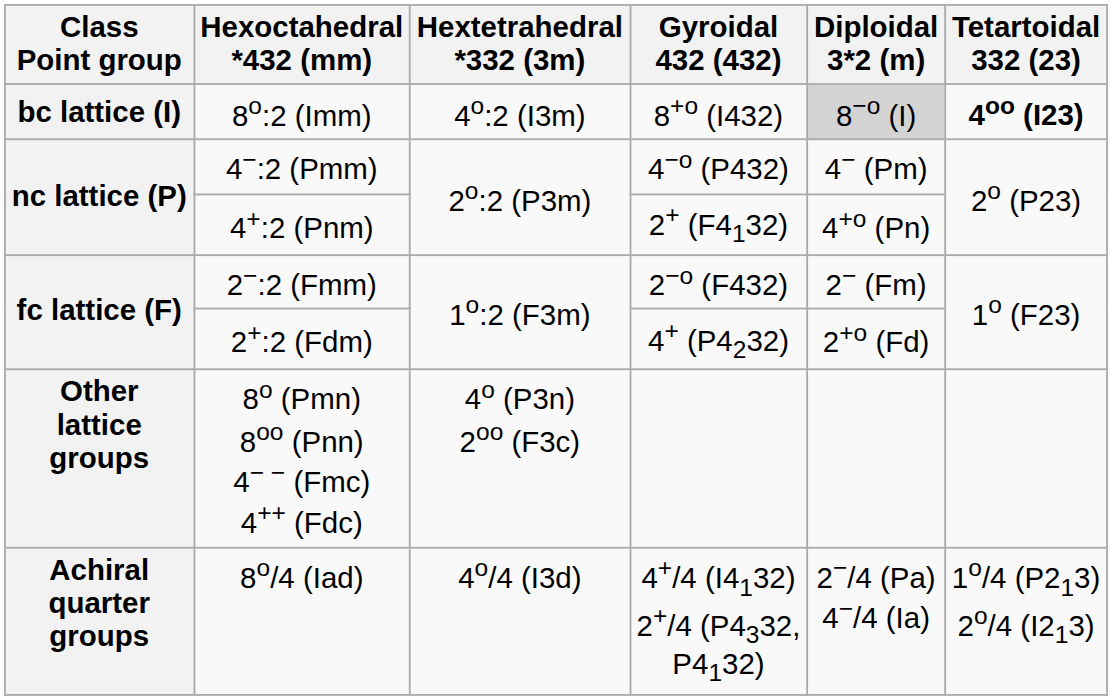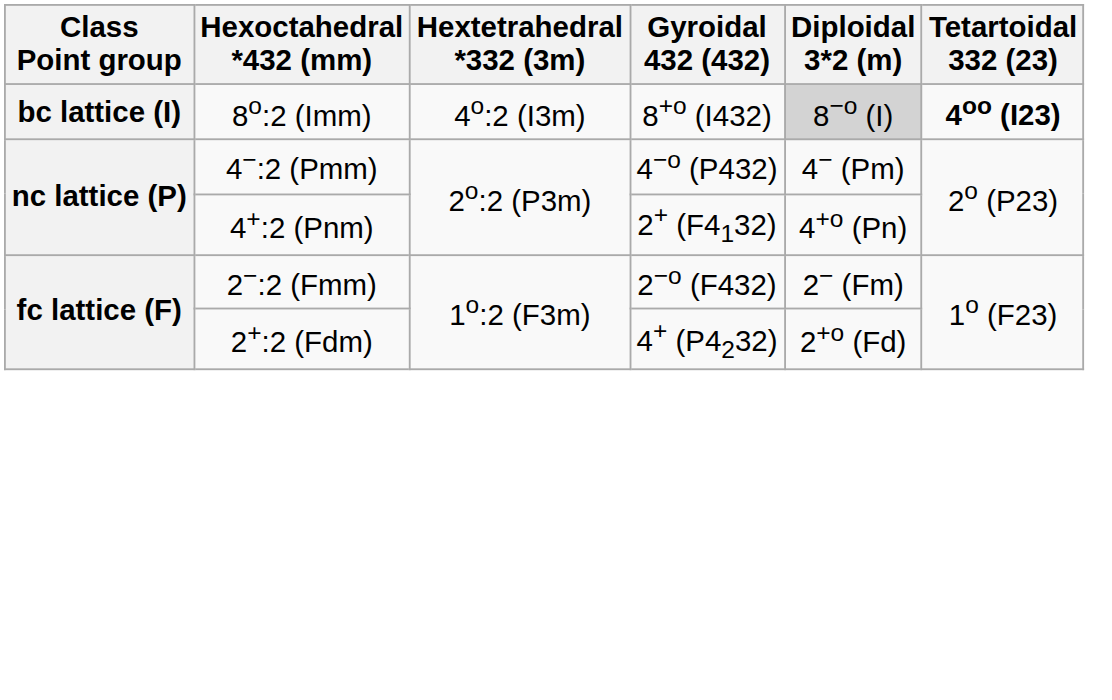- row: (302, 458)
- row: (302, 574)
